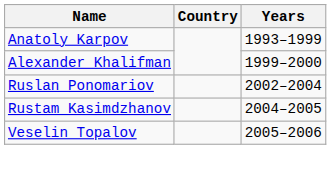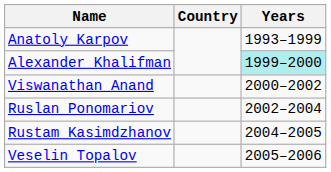(283, 63) no background -> (283, 63) paleturquoise background
+ row: (81, 86)
